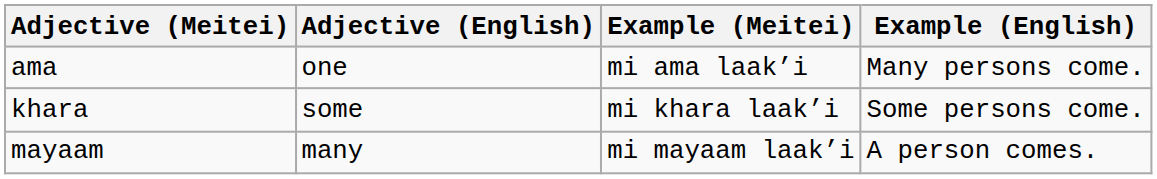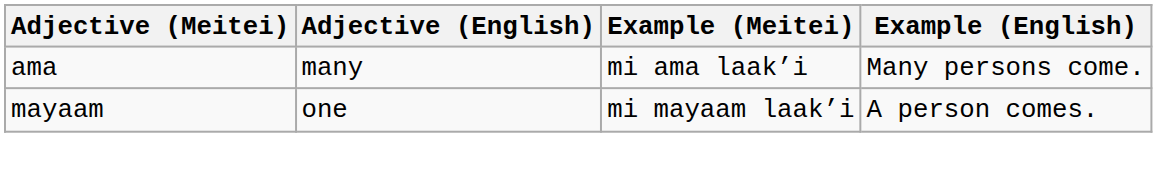(325, 68) one -> (332, 68) many
- row: (50, 110)
(332, 152) many -> (325, 110) one
